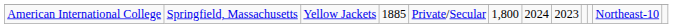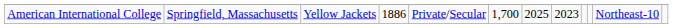(394, 14) 1885 -> (394, 14) 1886
(505, 14) 1,800 -> (505, 14) 1,700
(537, 14) 2024 -> (537, 14) 2025
